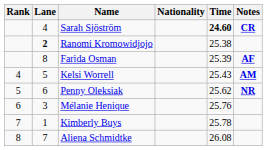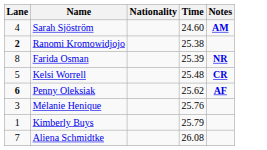- column: (18, 12)
(220, 28) bold -> (193, 28) normal
(248, 28) CR -> (220, 28) AM
(248, 59) AF -> (220, 59) NR
(220, 75) 25.43 -> (193, 75) 25.48
(248, 75) AM -> (220, 75) CR
(45, 91) normal -> (17, 91) bold
(248, 91) NR -> (220, 91) AF
(220, 122) 25.78 -> (193, 122) 25.79
